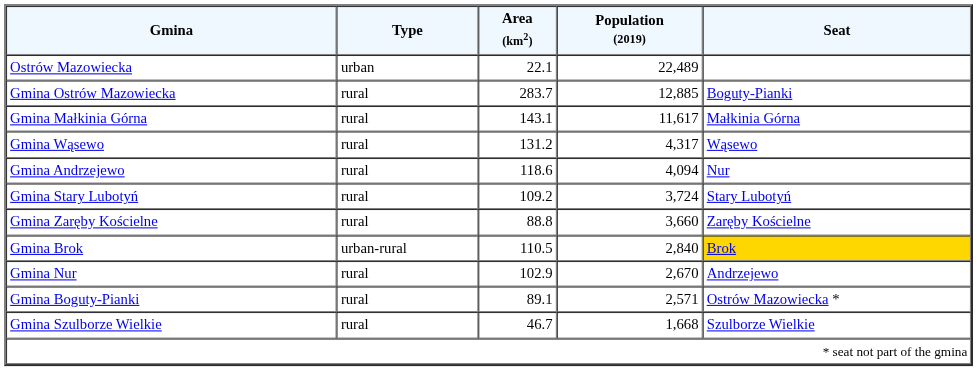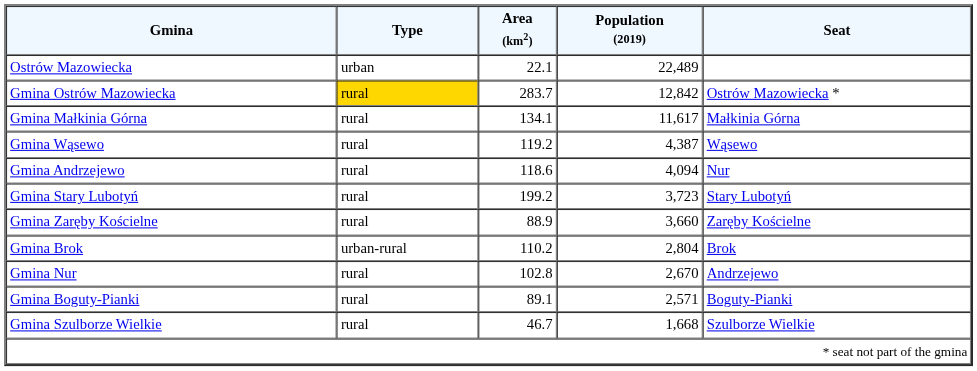(355, 93) no background -> (355, 93) gold background
(678, 93) 12,885 -> (678, 93) 12,842
(750, 93) Boguty-Pianki -> (773, 93) Ostrów Mazowiecka *
(536, 118) 143.1 -> (536, 118) 134.1
(536, 144) 131.2 -> (536, 144) 119.2
(682, 144) 4,317 -> (682, 144) 4,387
(536, 196) 109.2 -> (536, 196) 199.2
(682, 196) 3,724 -> (682, 196) 3,723
(540, 222) 88.8 -> (540, 222) 88.9
(536, 247) 110.5 -> (536, 247) 110.2
(682, 247) 2,840 -> (682, 247) 2,804
(721, 247) gold background -> (721, 247) no background
(536, 273) 102.9 -> (536, 273) 102.8
(773, 299) Ostrów Mazowiecka * -> (750, 299) Boguty-Pianki
